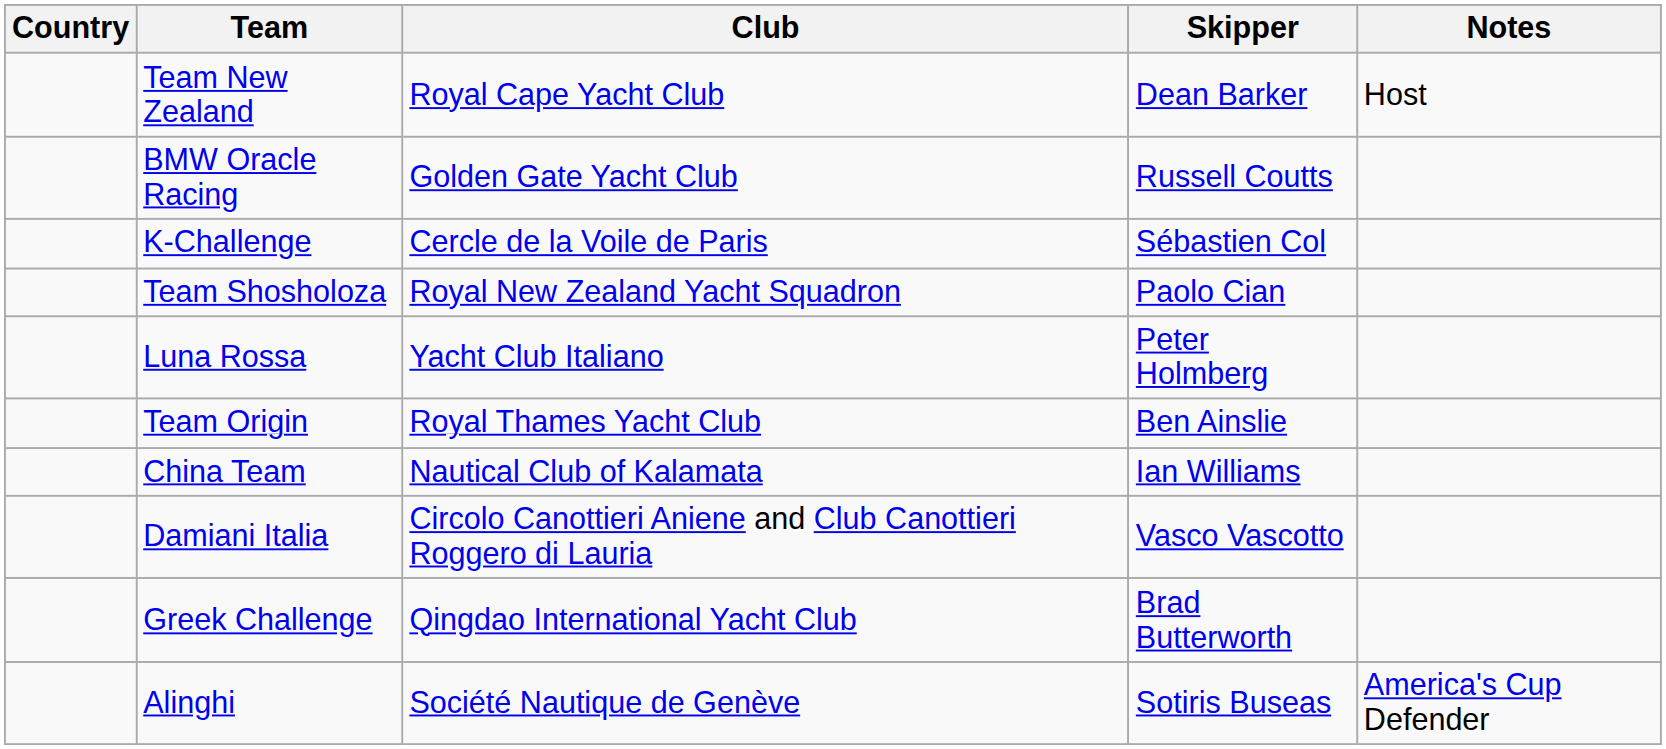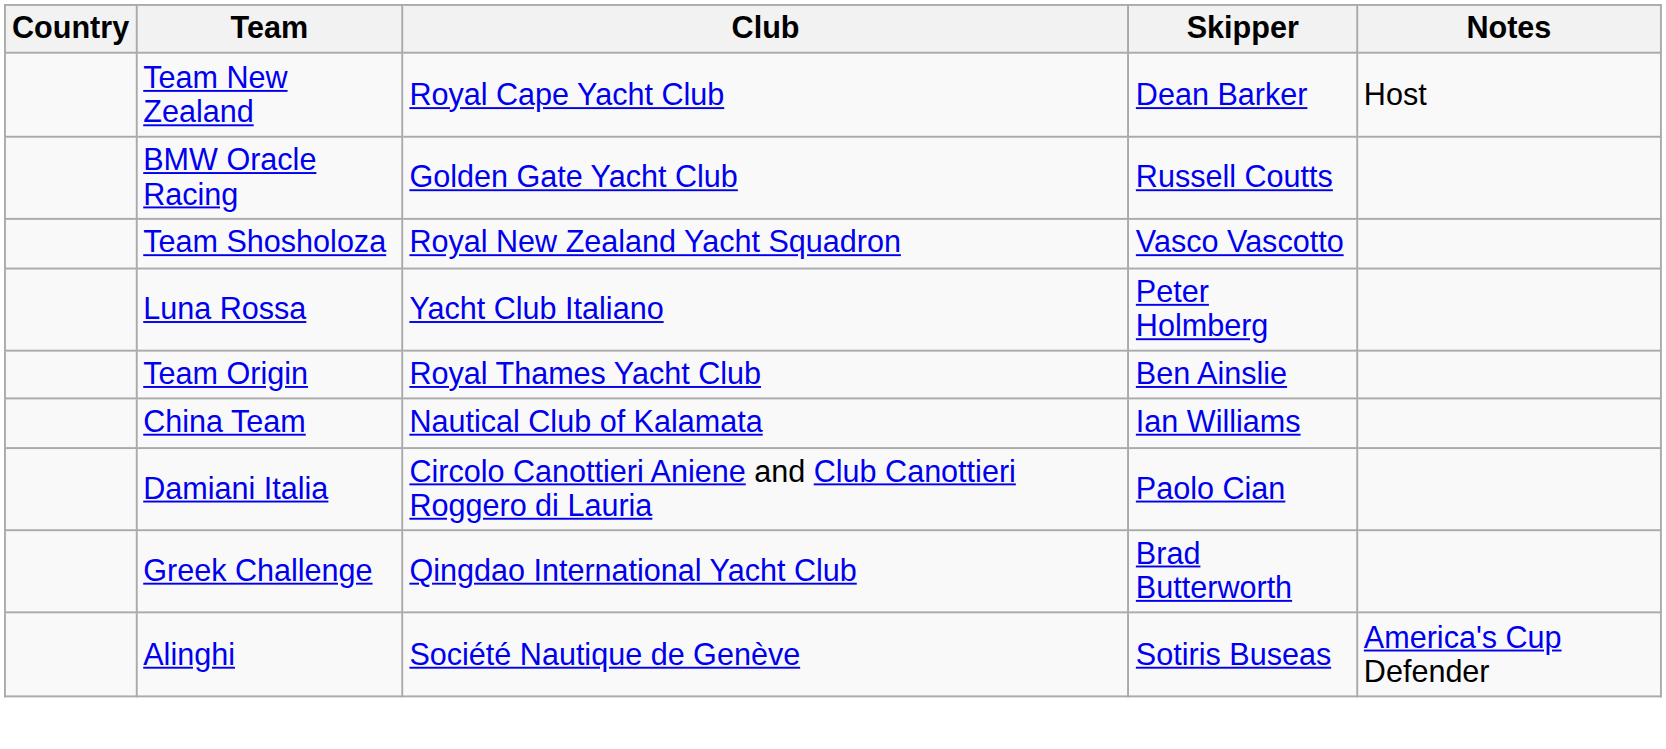- row: (227, 242)
(1211, 291) Paolo Cian -> (1240, 242) Vasco Vascotto
(1240, 536) Vasco Vascotto -> (1211, 488) Paolo Cian
